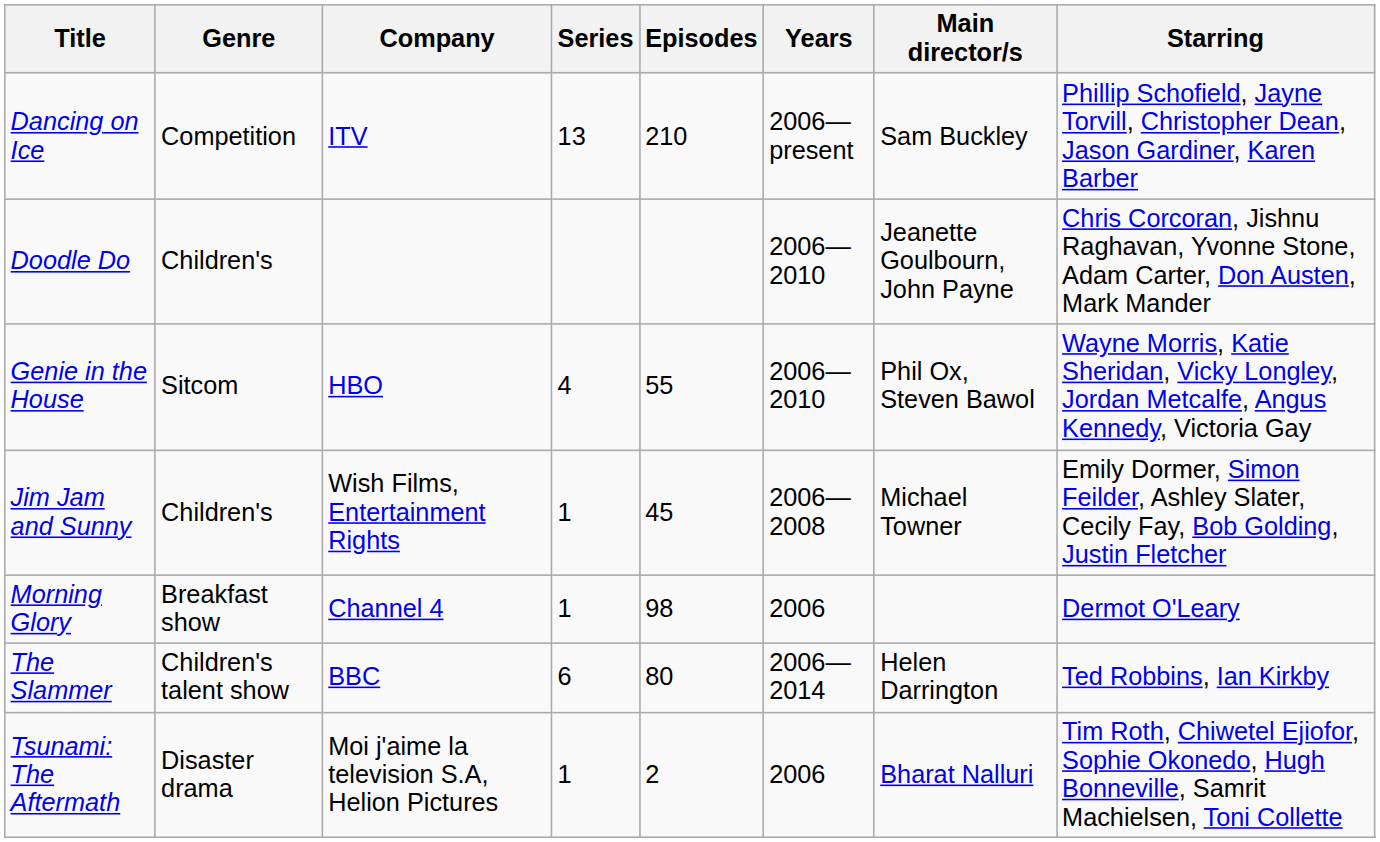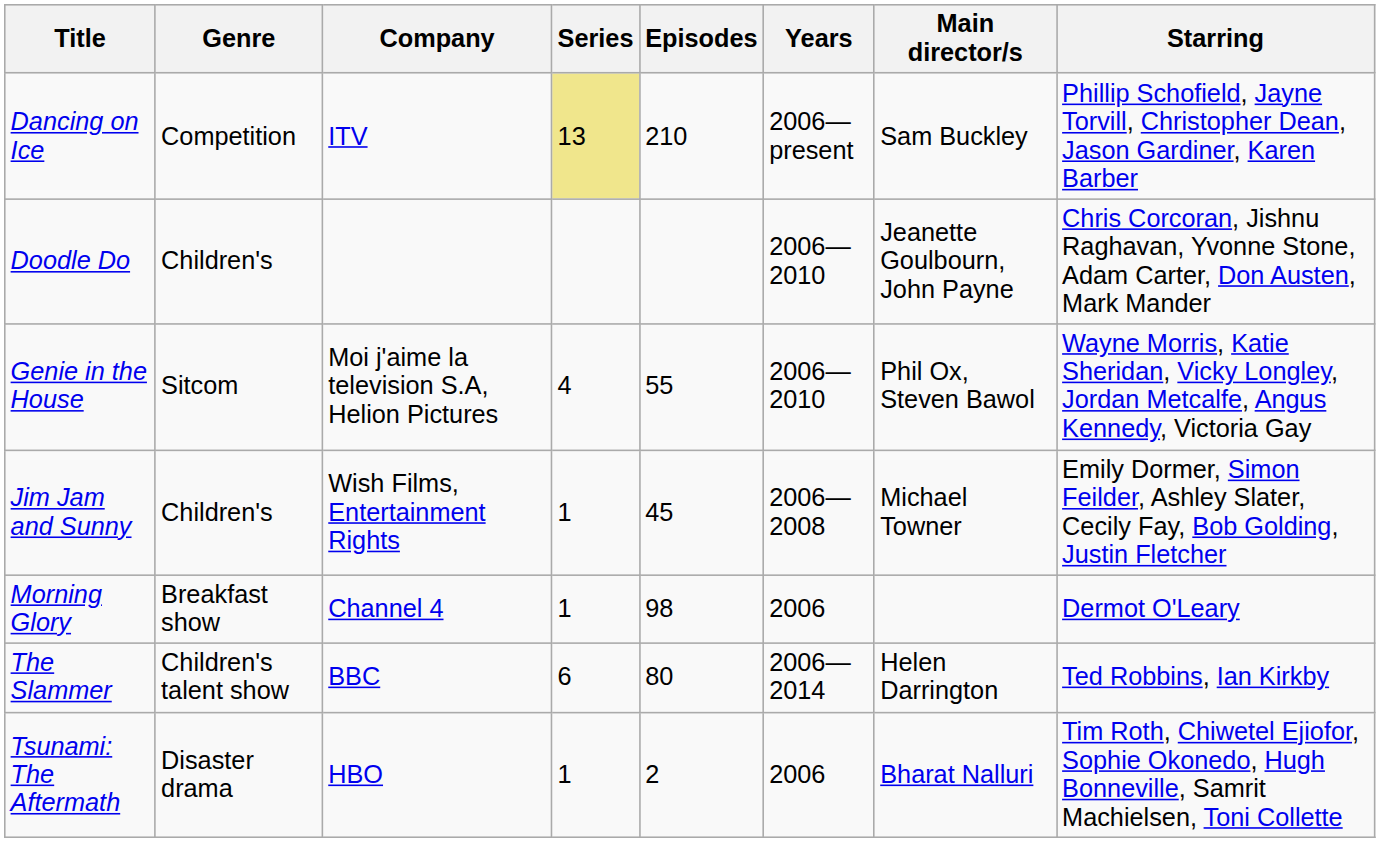(572, 135) no background -> (572, 135) khaki background
(356, 386) HBO -> (413, 386) Moi j'aime la television S.A, Helion Pictures
(413, 774) Moi j'aime la television S.A, Helion Pictures -> (356, 774) HBO
